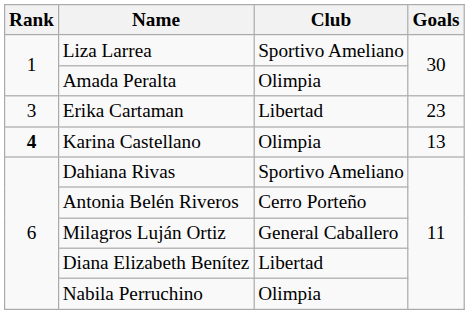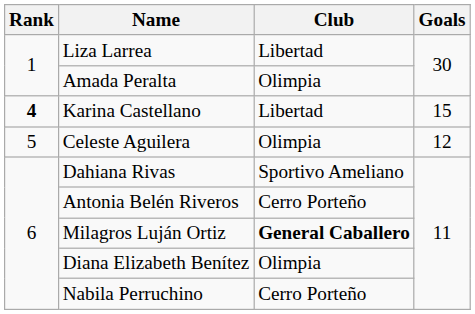(331, 50) Sportivo Ameliano -> (291, 50) Libertad
- row: (123, 111)
(290, 141) Olimpia -> (291, 111) Libertad
(436, 141) 13 -> (442, 111) 15
+ row: (126, 141)
(328, 232) normal -> (334, 232) bold
(291, 263) Libertad -> (290, 263) Olimpia
(290, 293) Olimpia -> (312, 293) Cerro Porteño
